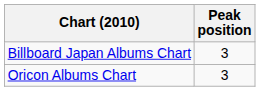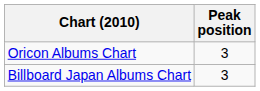rows swapped: (72, 75) <-> (99, 53)
